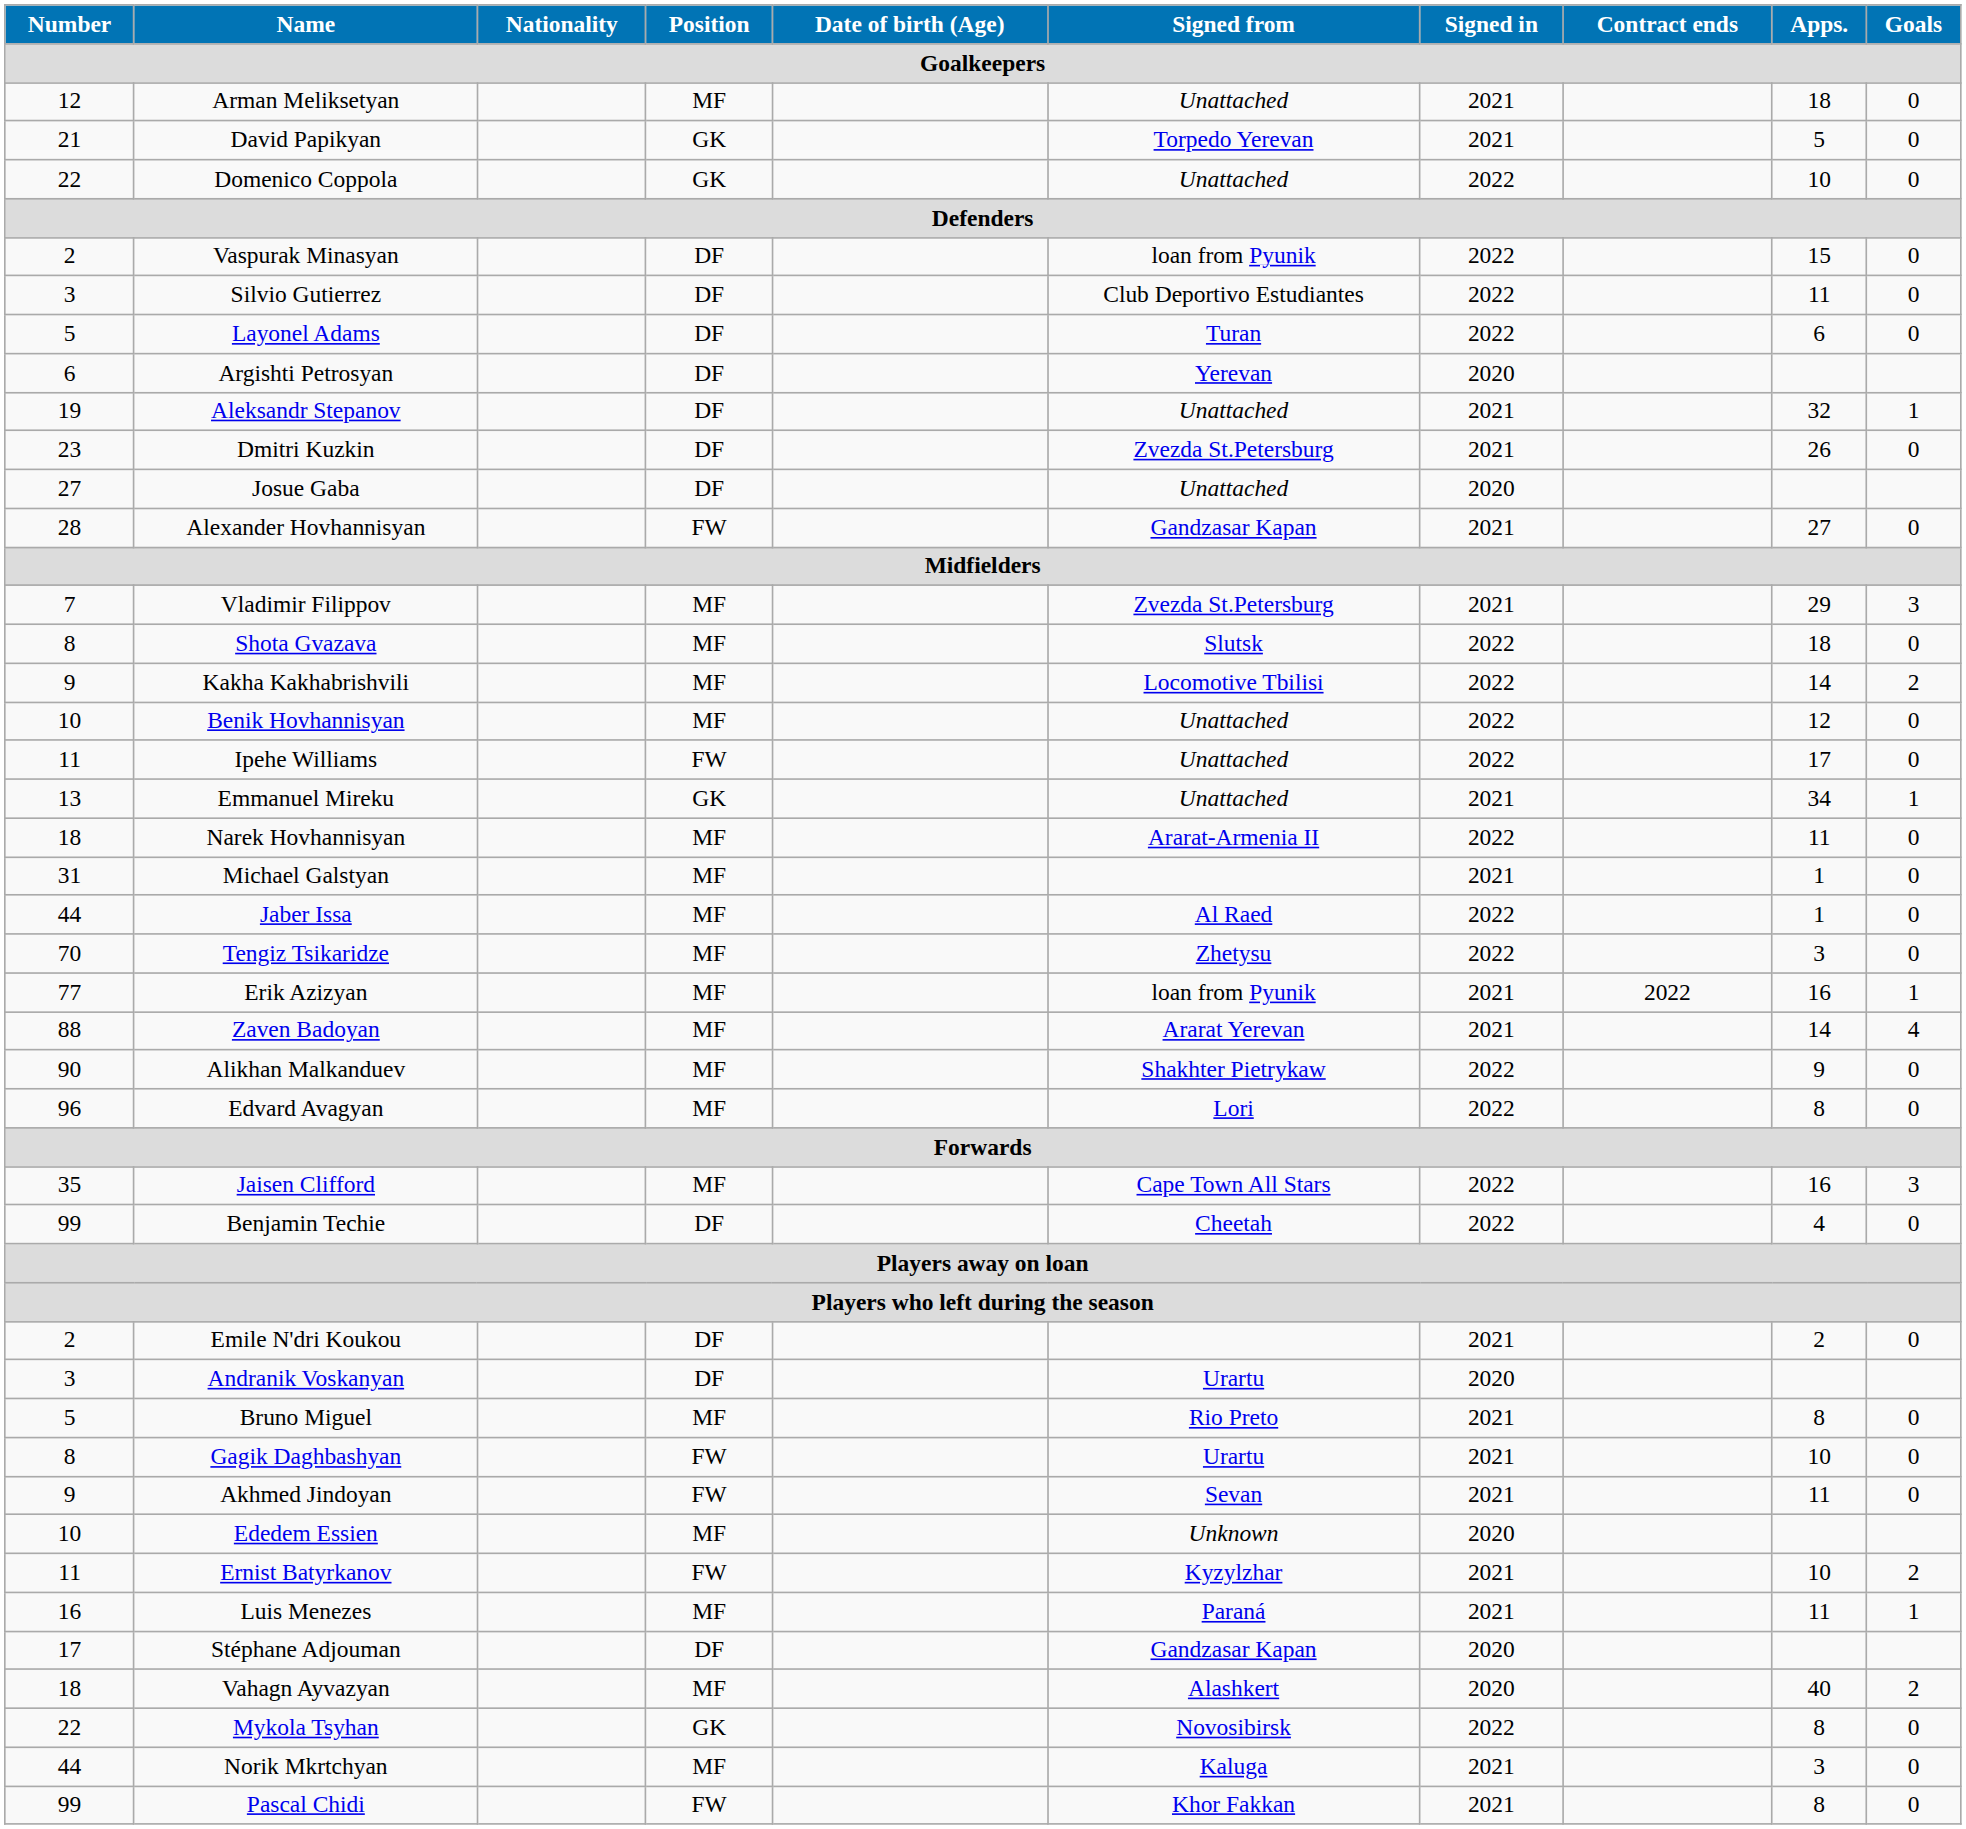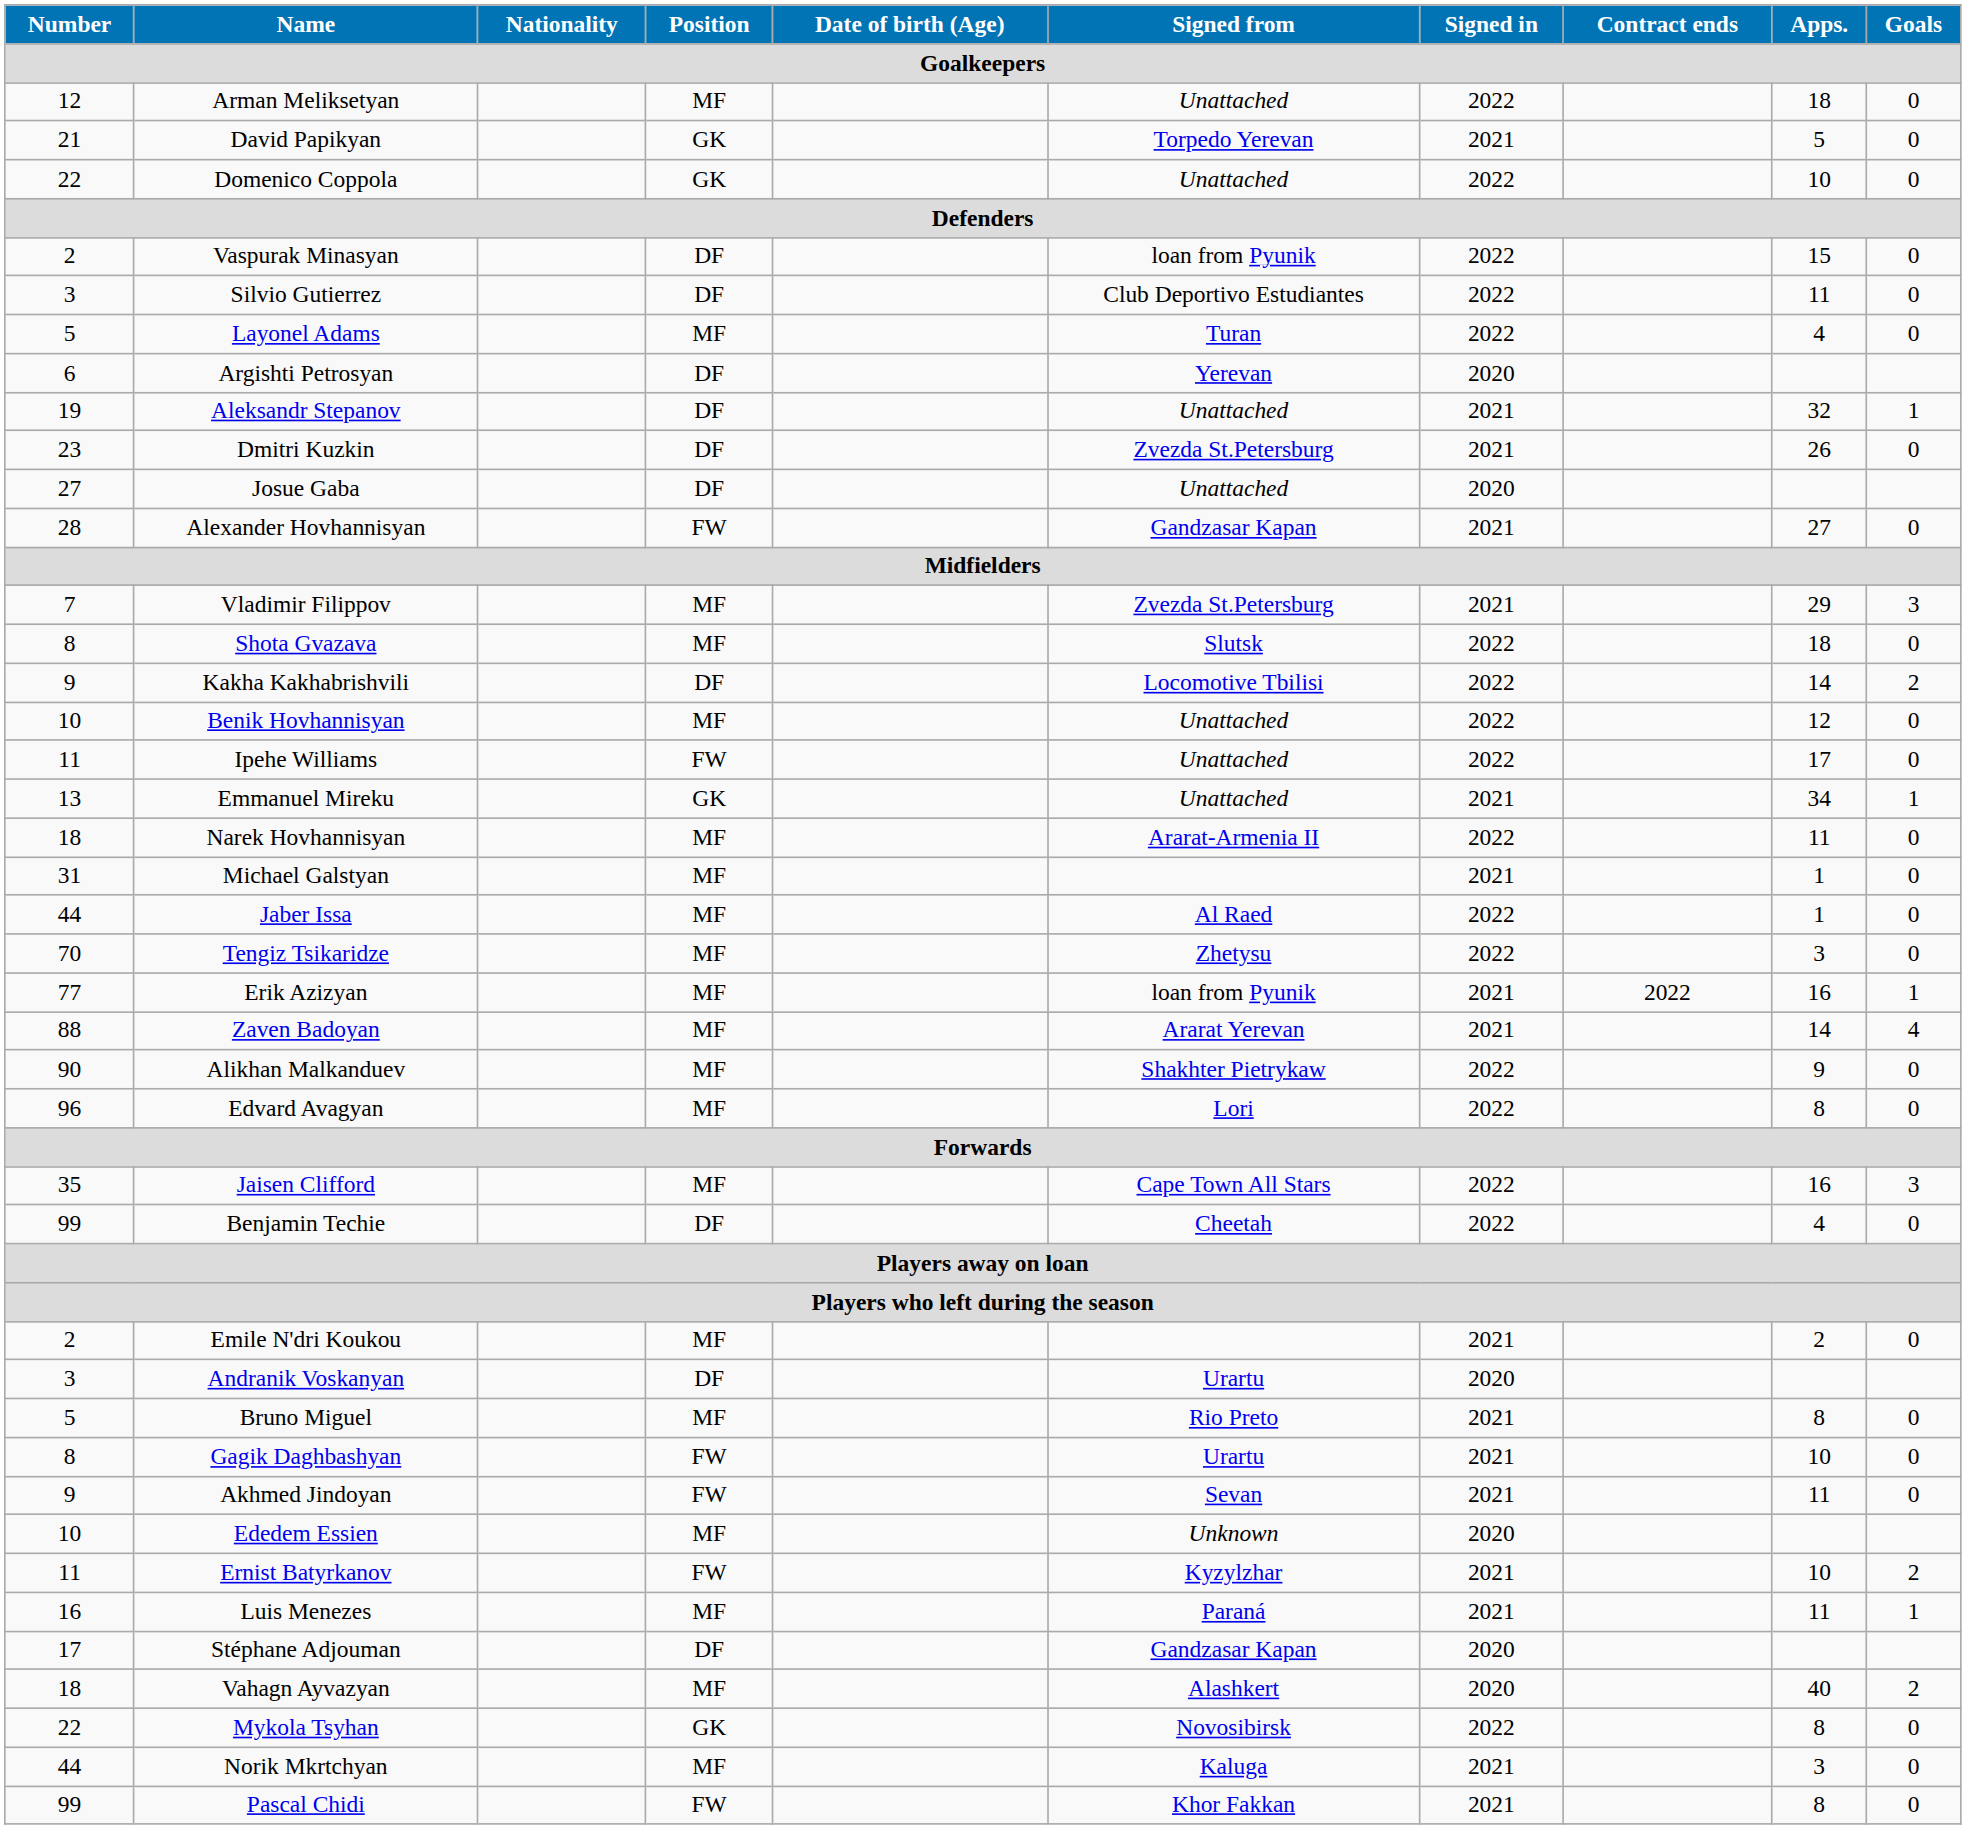(1491, 101) 2021 -> (1491, 101) 2022
(709, 333) DF -> (709, 333) MF
(1819, 333) 6 -> (1819, 333) 4
(709, 682) MF -> (709, 682) DF
(709, 1340) DF -> (709, 1340) MF
